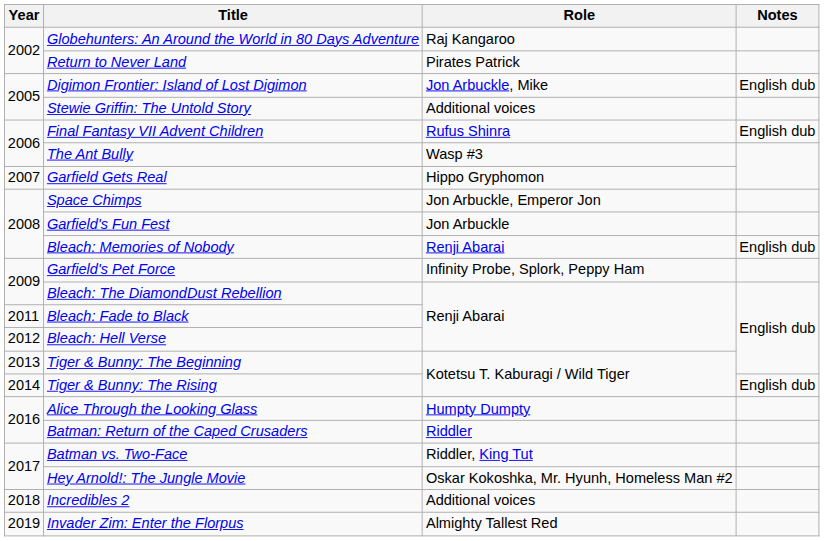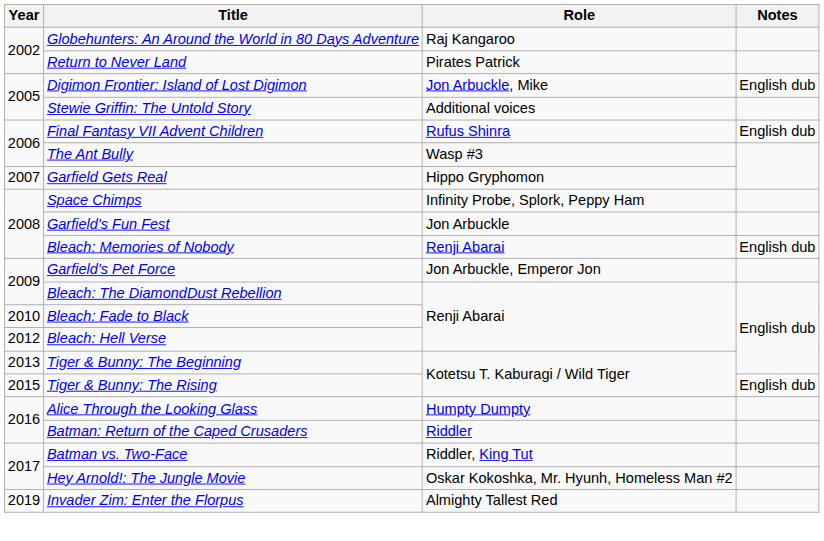(513, 200) Jon Arbuckle, Emperor Jon -> (535, 200) Infinity Probe, Splork, Peppy Ham
(535, 270) Infinity Probe, Splork, Peppy Ham -> (513, 270) Jon Arbuckle, Emperor Jon
(23, 316) 2011 -> (24, 316) 2010
(24, 385) 2014 -> (24, 385) 2015
- row: (88, 500)
